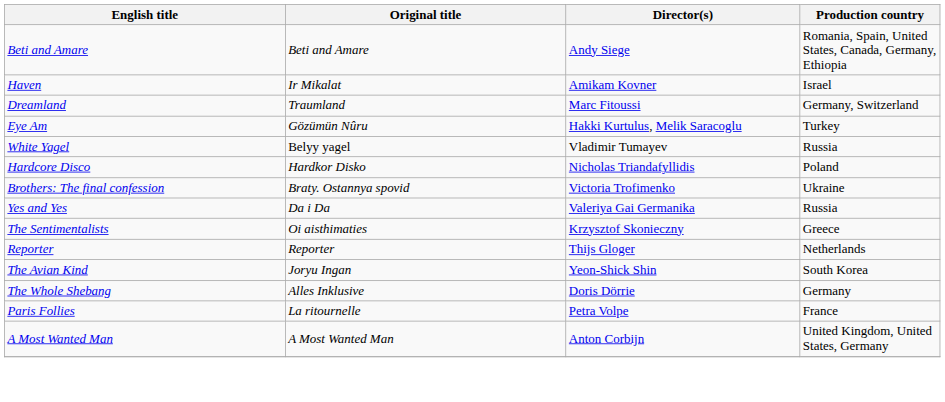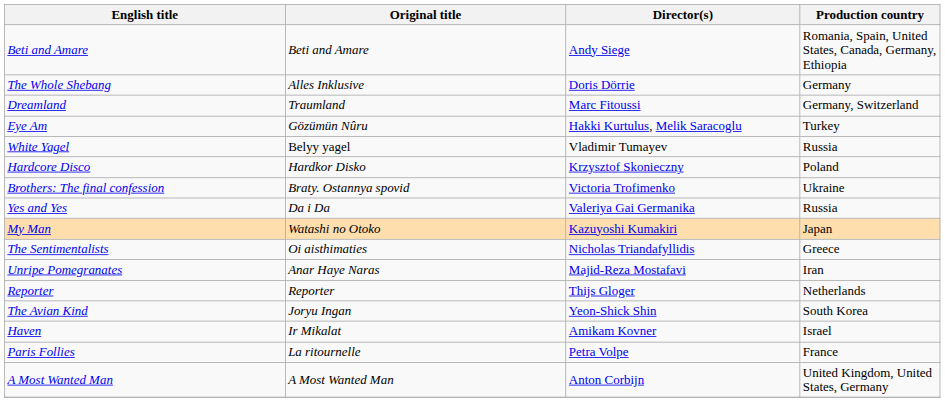rows swapped: (24, 85) <-> (59, 290)
(632, 167) Nicholas Triandafyllidis -> (626, 167) Krzysztof Skonieczny
+ row: (29, 228)
(626, 228) Krzysztof Skonieczny -> (632, 249) Nicholas Triandafyllidis
+ row: (65, 270)
